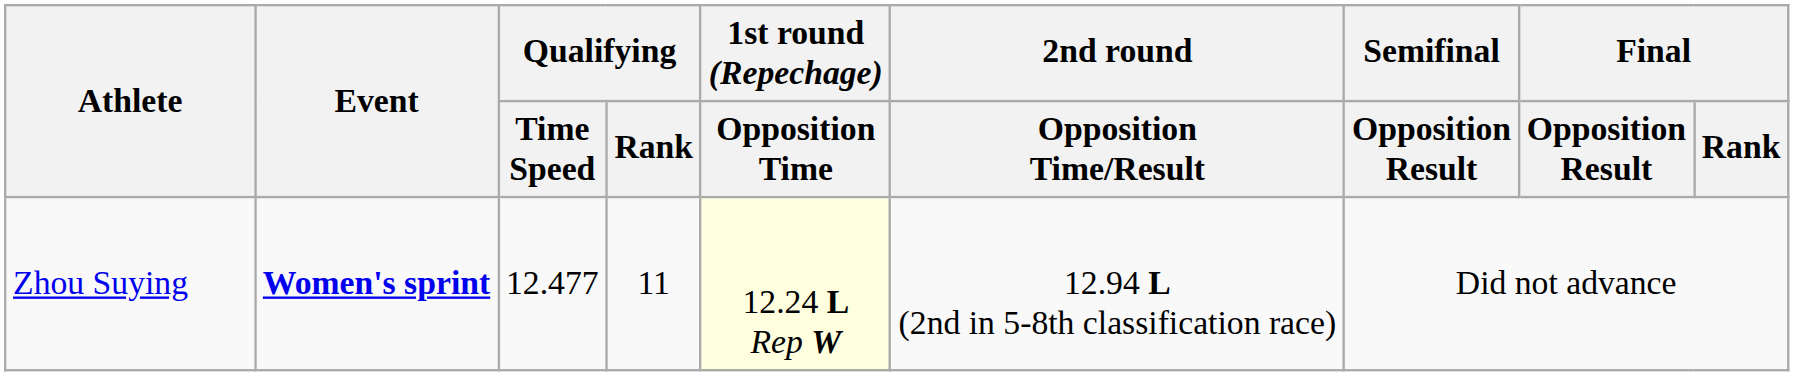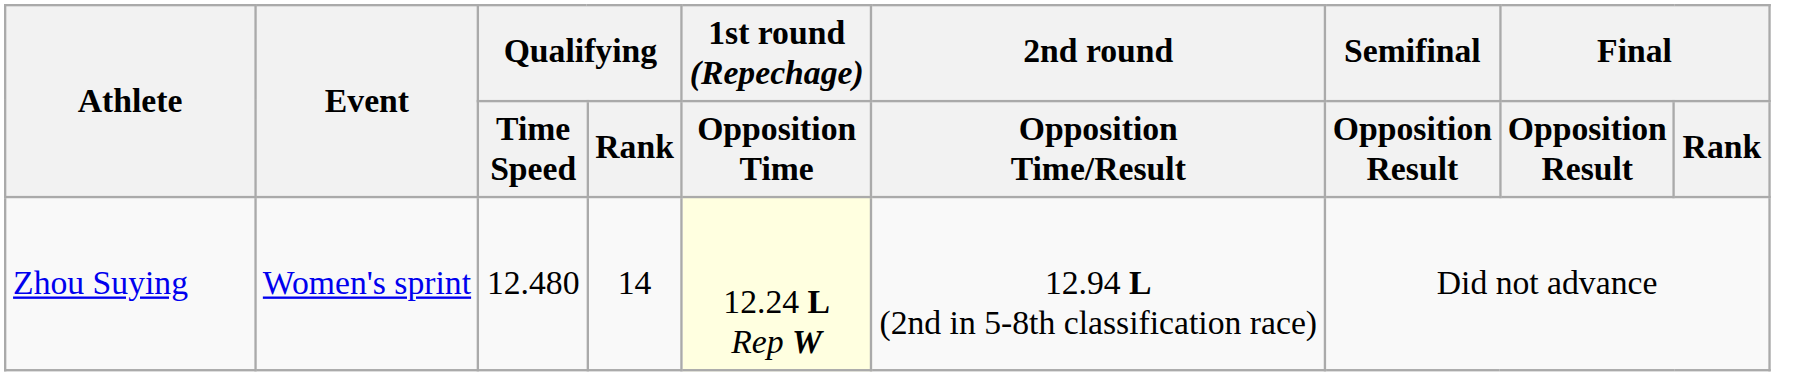(377, 283) bold -> (367, 283) normal
(552, 283) 12.477 -> (533, 283) 12.480
(654, 283) 11 -> (635, 283) 14
